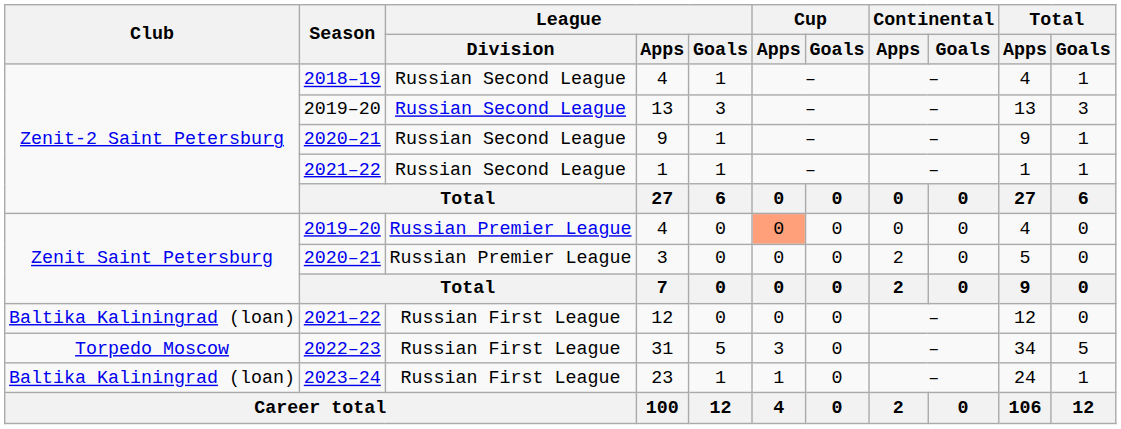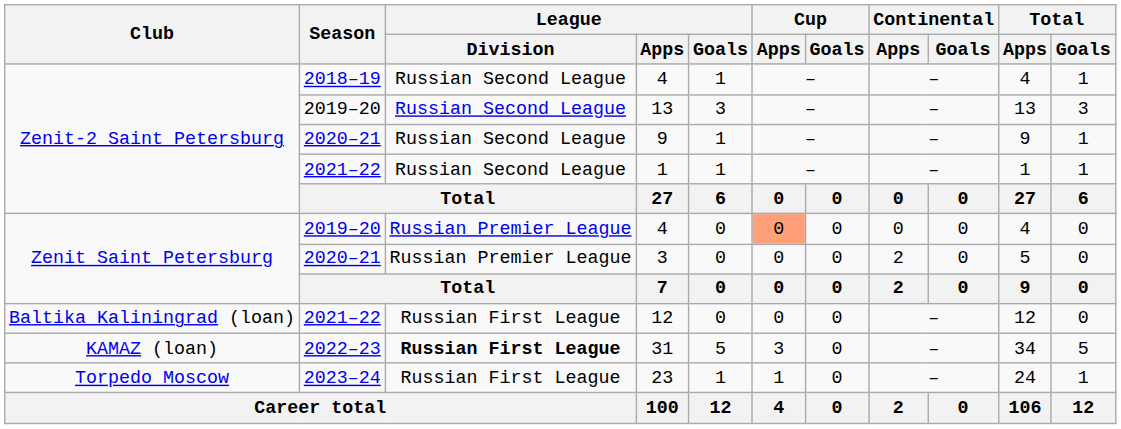(152, 348) Torpedo Moscow -> (152, 348) KAMAZ (loan)
(511, 348) normal -> (511, 348) bold
(152, 378) Baltika Kaliningrad (loan) -> (152, 378) Torpedo Moscow
